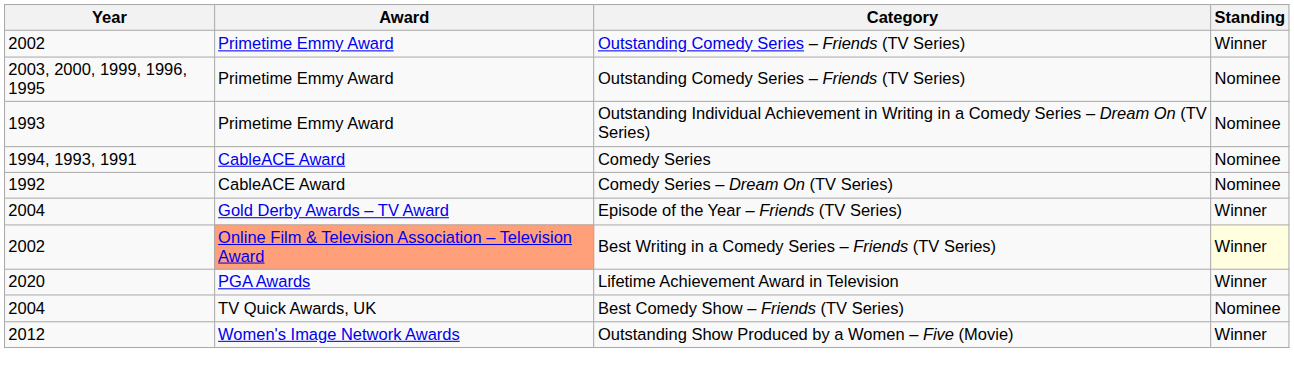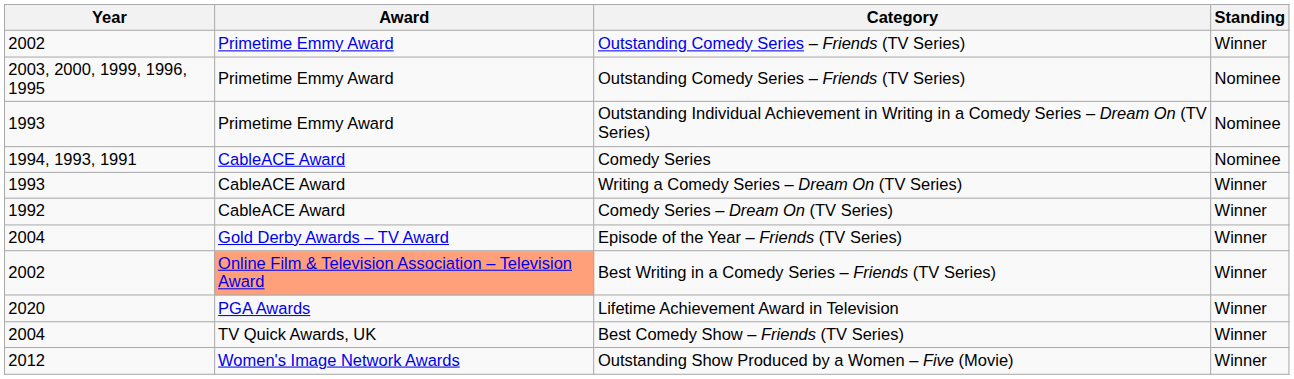+ row: (27, 185)
(1248, 185) Nominee -> (1241, 211) Winner
(1241, 246) lightyellow background -> (1241, 273) no background
(1248, 308) Nominee -> (1241, 334) Winner
